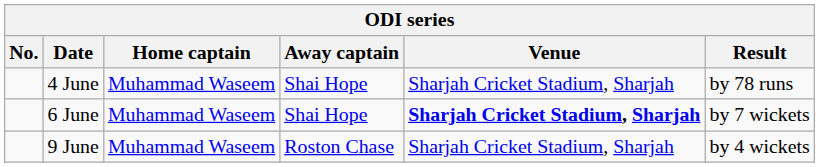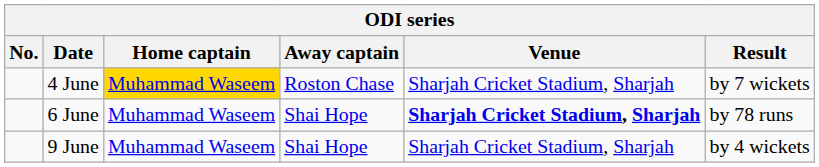(192, 83) no background -> (192, 83) gold background
(326, 83) Shai Hope -> (339, 83) Roston Chase
(751, 83) by 78 runs -> (760, 83) by 7 wickets
(760, 114) by 7 wickets -> (751, 114) by 78 runs
(339, 146) Roston Chase -> (326, 146) Shai Hope
